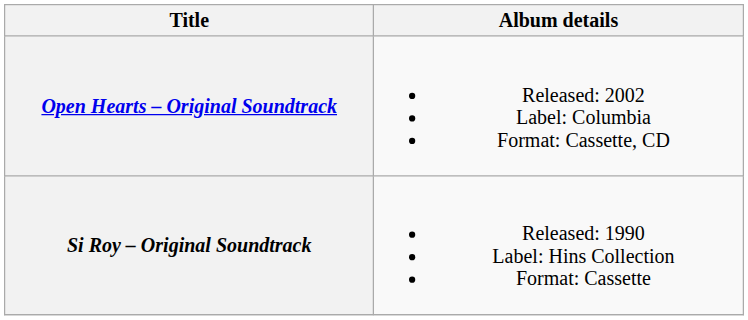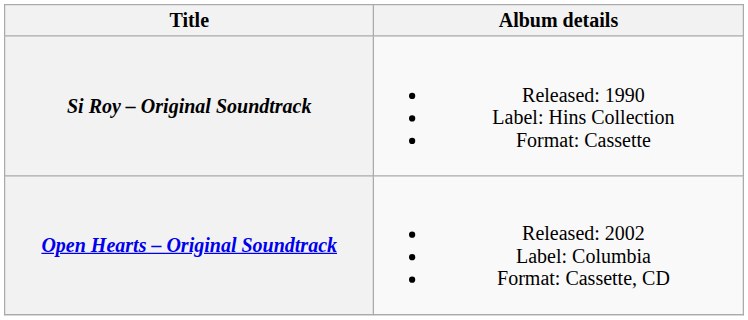rows swapped: (189, 245) <-> (189, 105)
